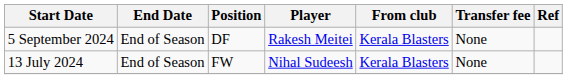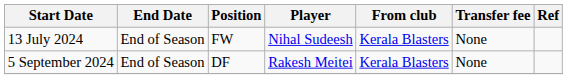rows swapped: (45, 62) <-> (61, 39)
